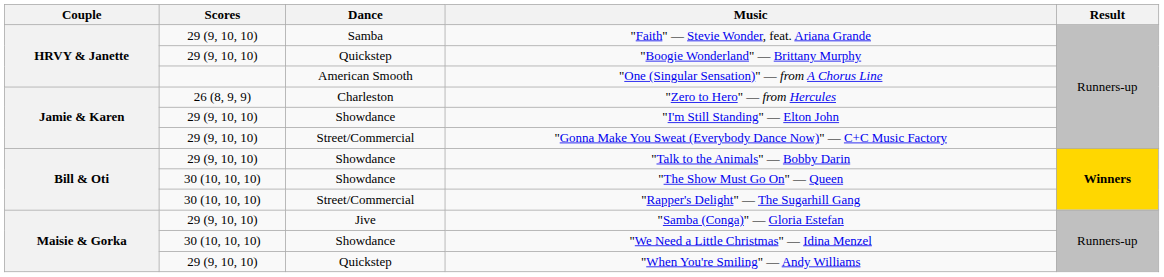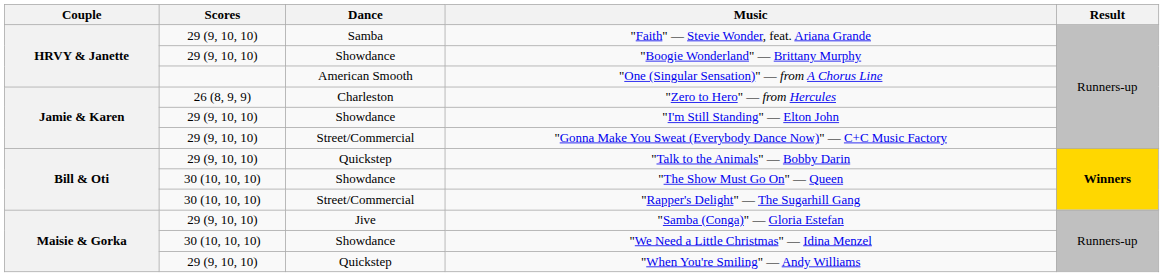(365, 55) Quickstep -> (365, 55) Showdance
(365, 158) Showdance -> (365, 158) Quickstep
